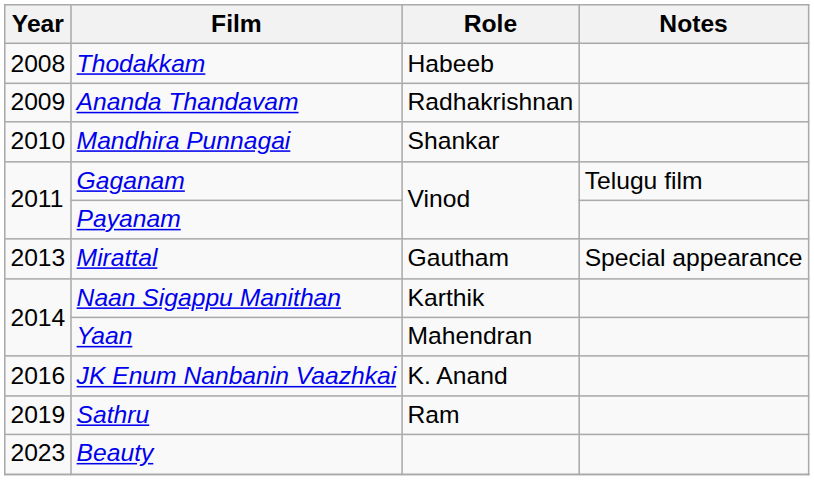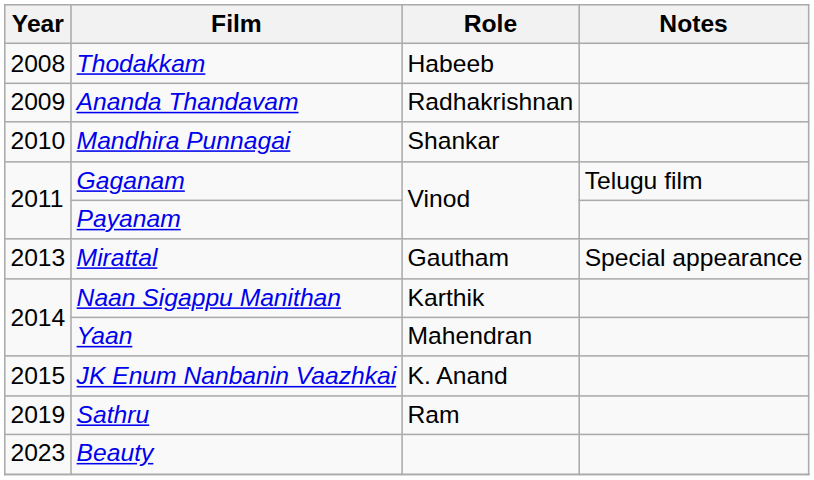(38, 375) 2016 -> (38, 375) 2015
